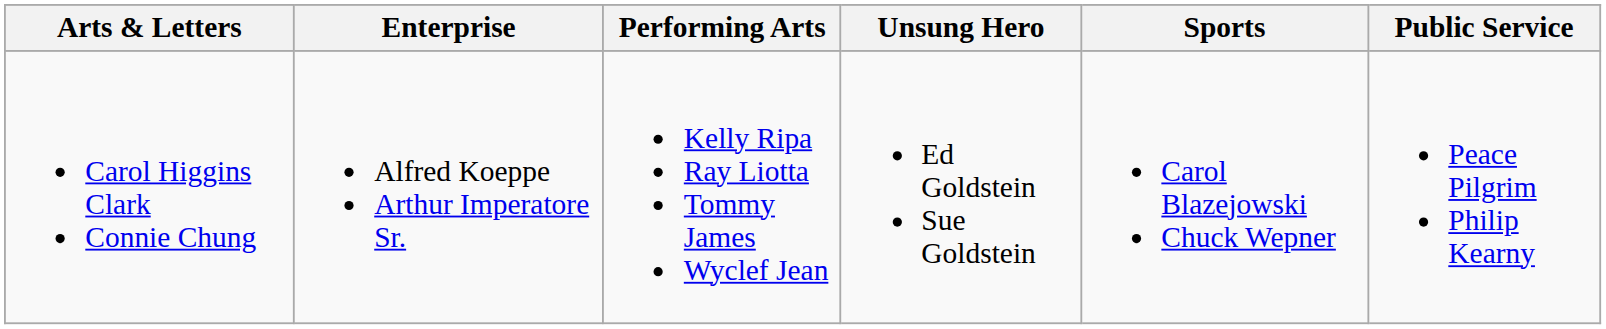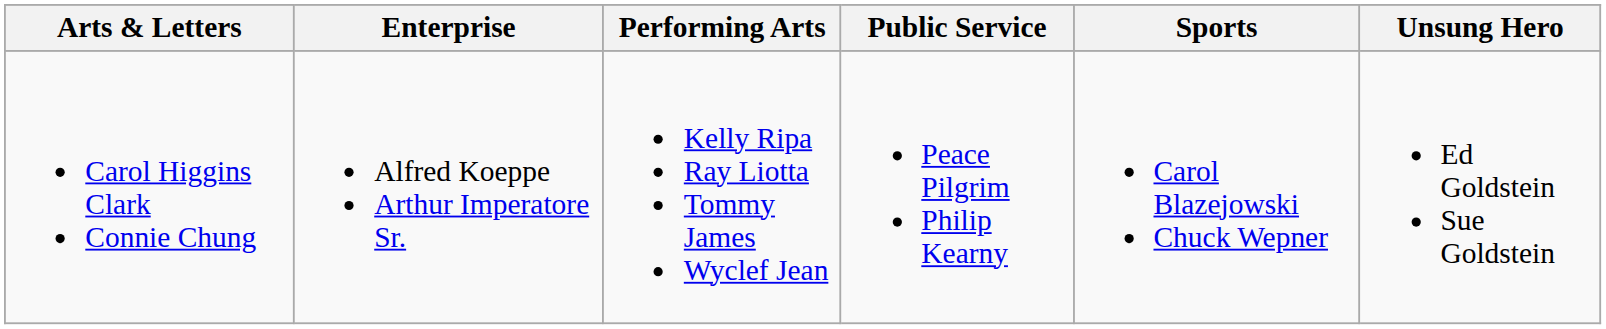columns swapped: (1484, 27) <-> (961, 27)
